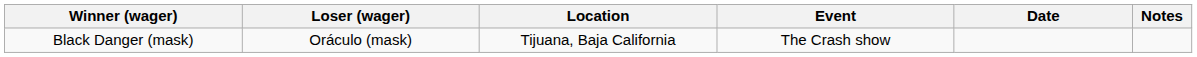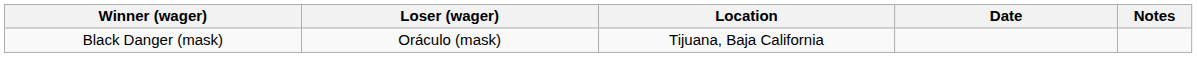- column: (835, 16)
